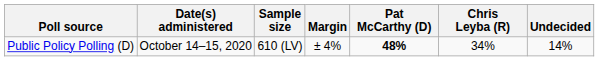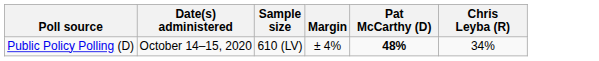- column: (560, 28)
